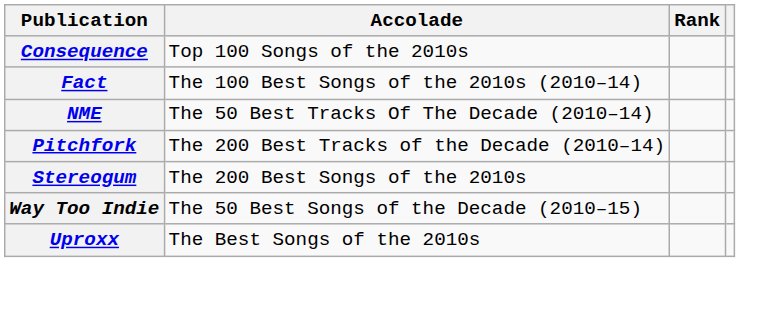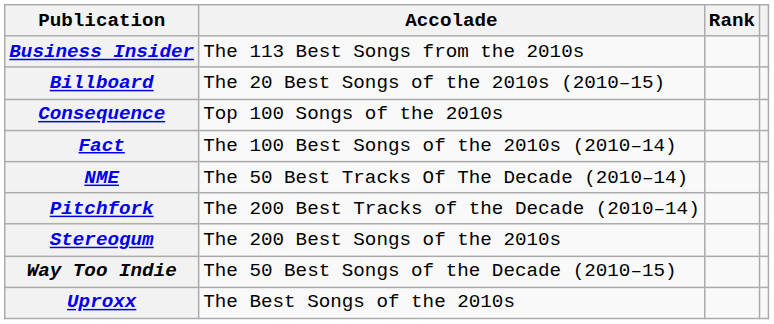+ row: (102, 52)
+ row: (102, 83)
